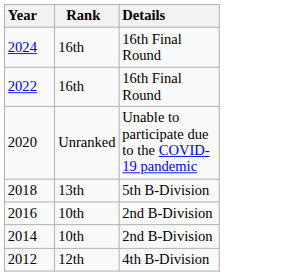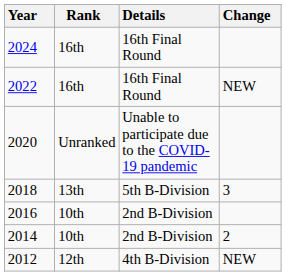+ column: (250, 16)
